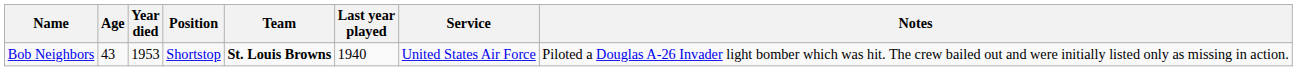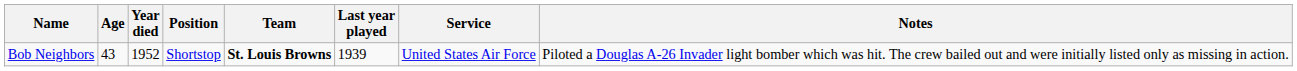(145, 54) 1953 -> (145, 54) 1952
(352, 54) 1940 -> (352, 54) 1939
